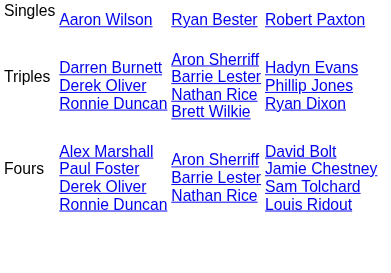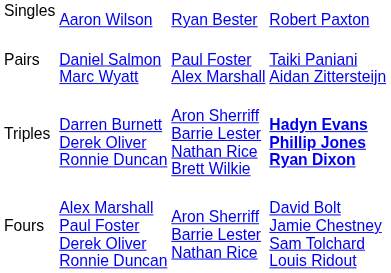+ row: (22, 59)
(312, 86) normal -> (319, 142) bold
